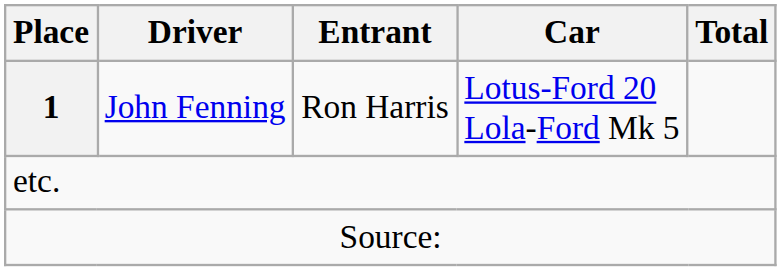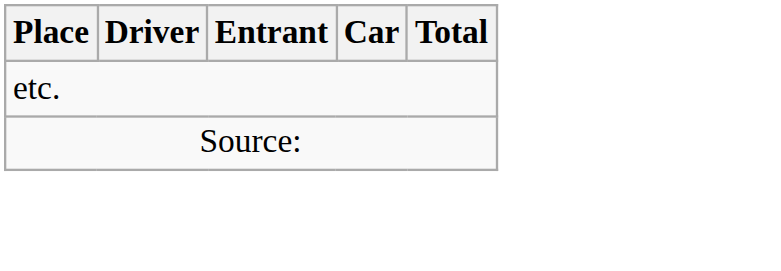- row: (51, 107)
